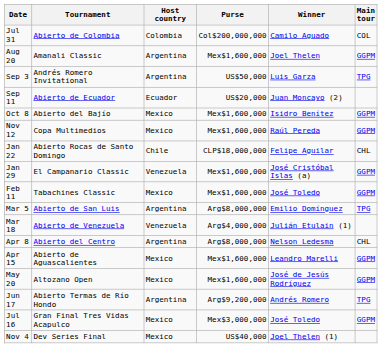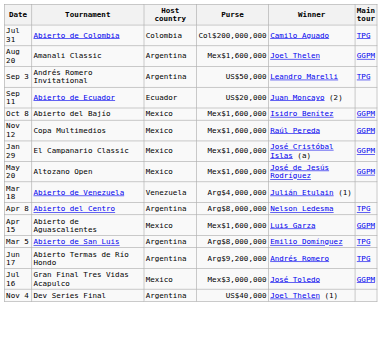(364, 36) COL -> (364, 36) TPG
(293, 77) Luis Garza -> (304, 77) Leandro Marelli
- row: (13, 151)
(166, 172) Venezuela -> (159, 151) Mexico
- row: (13, 193)
rows swapped: (17, 209) <-> (13, 279)
(364, 242) CHL -> (364, 209) TPG
(304, 259) Leandro Marelli -> (293, 226) Luis Garza
(159, 337) Mexico -> (166, 296) Argentina
